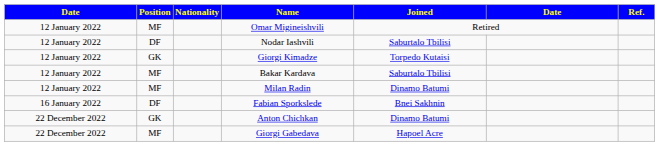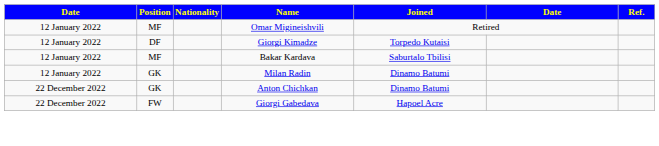- row: (287, 42)
(155, 58) GK -> (155, 42) DF
(155, 88) MF -> (155, 73) GK
- row: (287, 103)
(155, 134) MF -> (155, 103) FW
